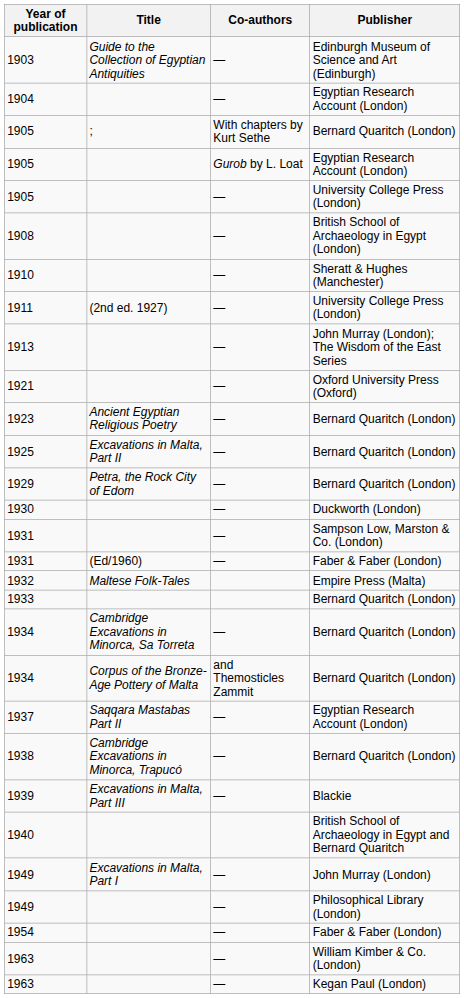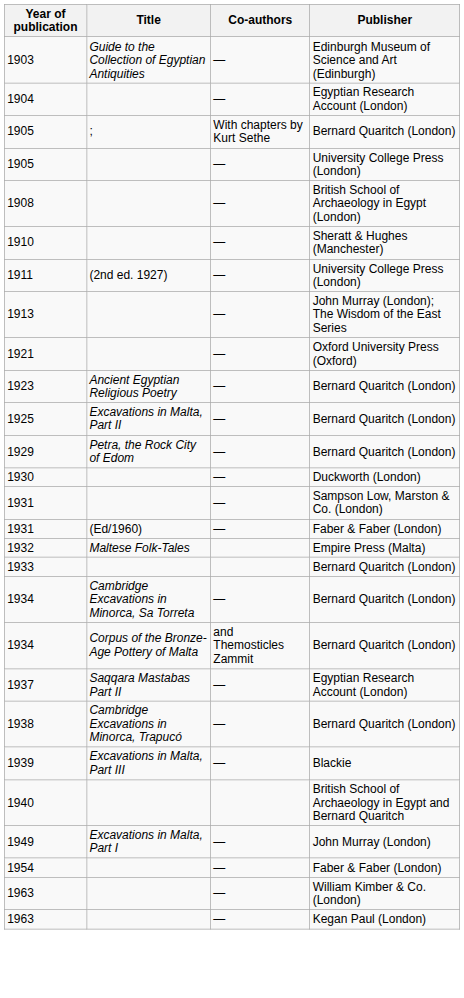- row: (20, 164)
- row: (20, 907)
